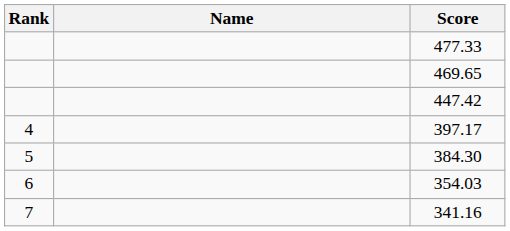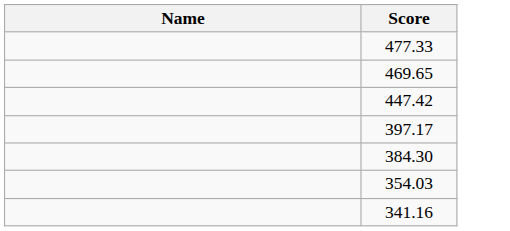- column: (29, 18)
